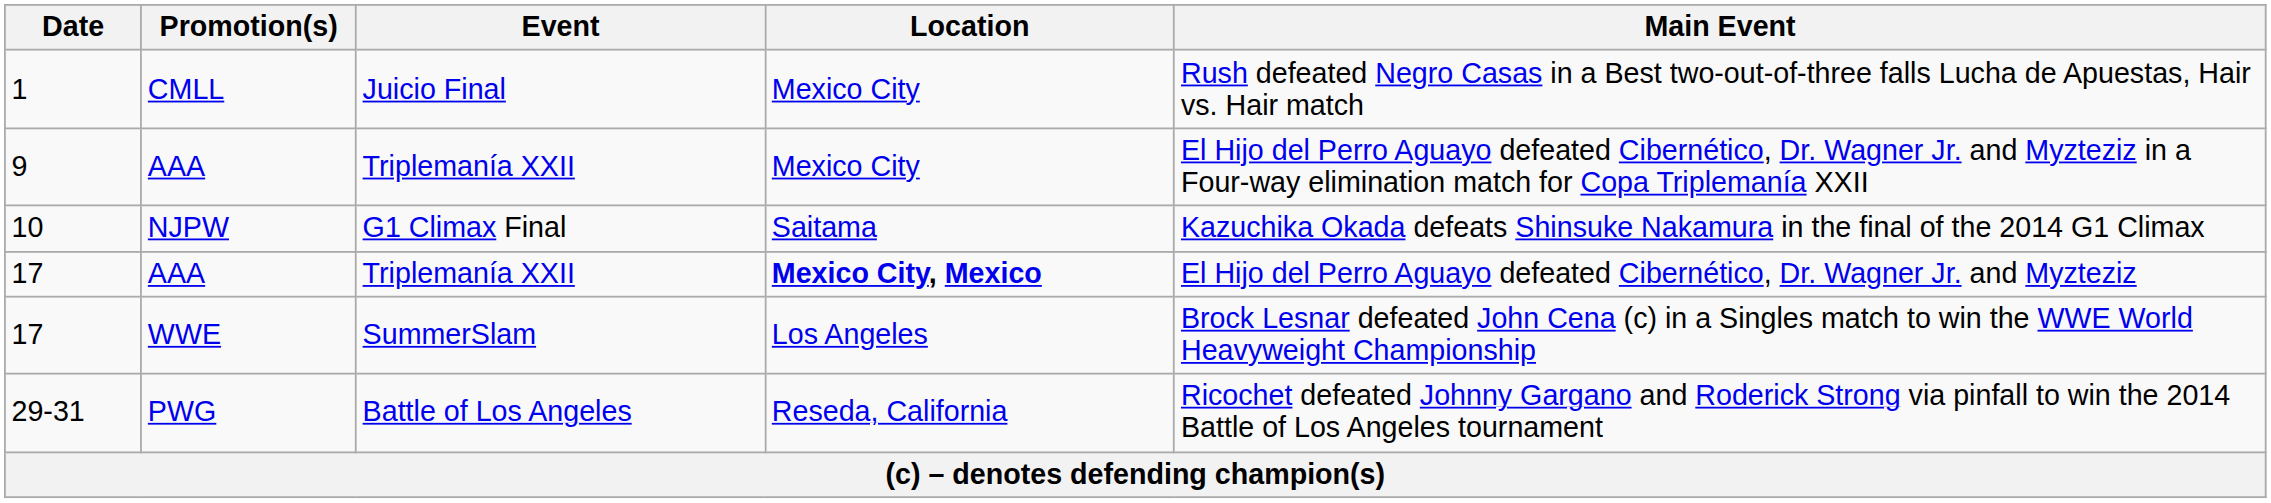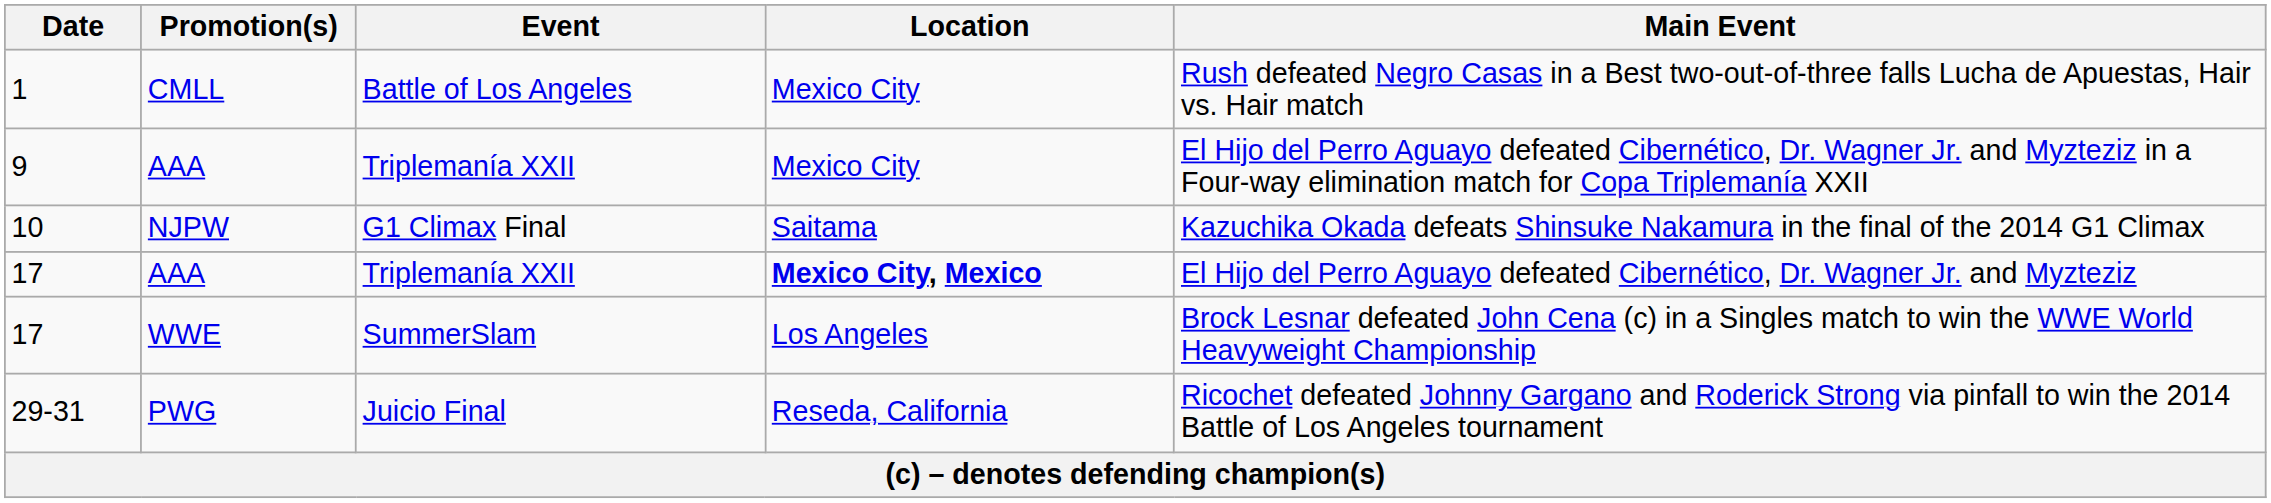(434, 88) Juicio Final -> (497, 88) Battle of Los Angeles
(497, 412) Battle of Los Angeles -> (434, 412) Juicio Final
